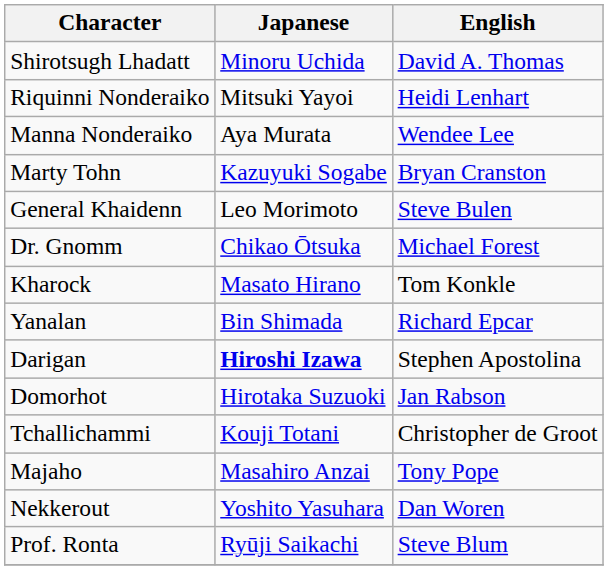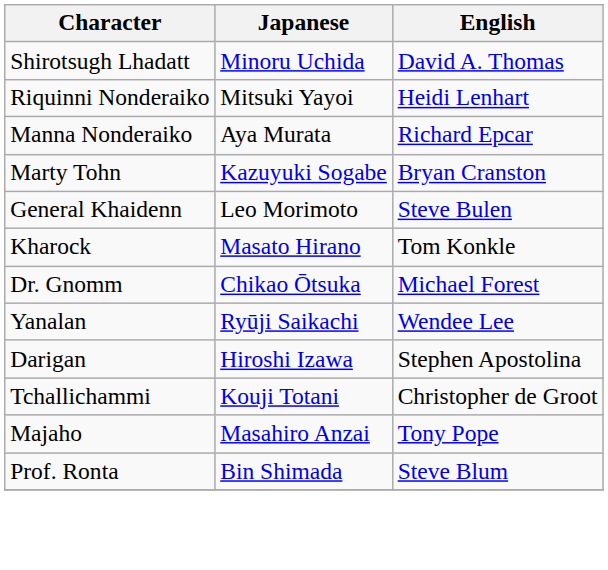(456, 135) Wendee Lee -> (465, 135) Richard Epcar
rows swapped: (66, 246) <-> (51, 284)
(281, 321) Bin Shimada -> (289, 321) Ryūji Saikachi
(465, 321) Richard Epcar -> (456, 321) Wendee Lee
(291, 358) bold -> (287, 358) normal
- row: (59, 396)
- row: (60, 508)
(289, 545) Ryūji Saikachi -> (281, 470) Bin Shimada
